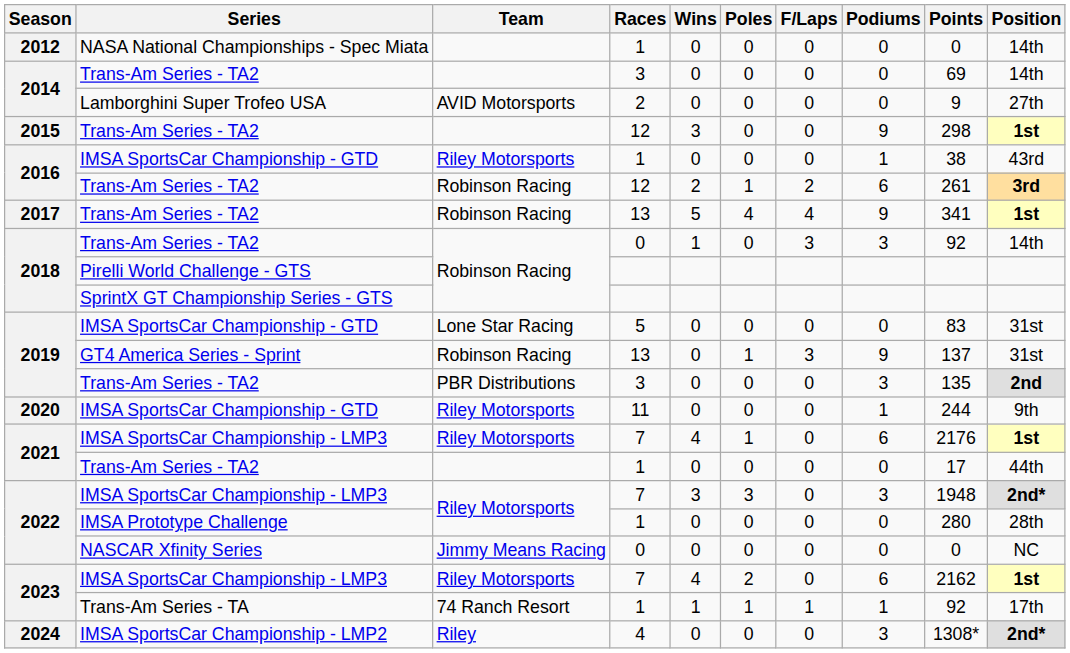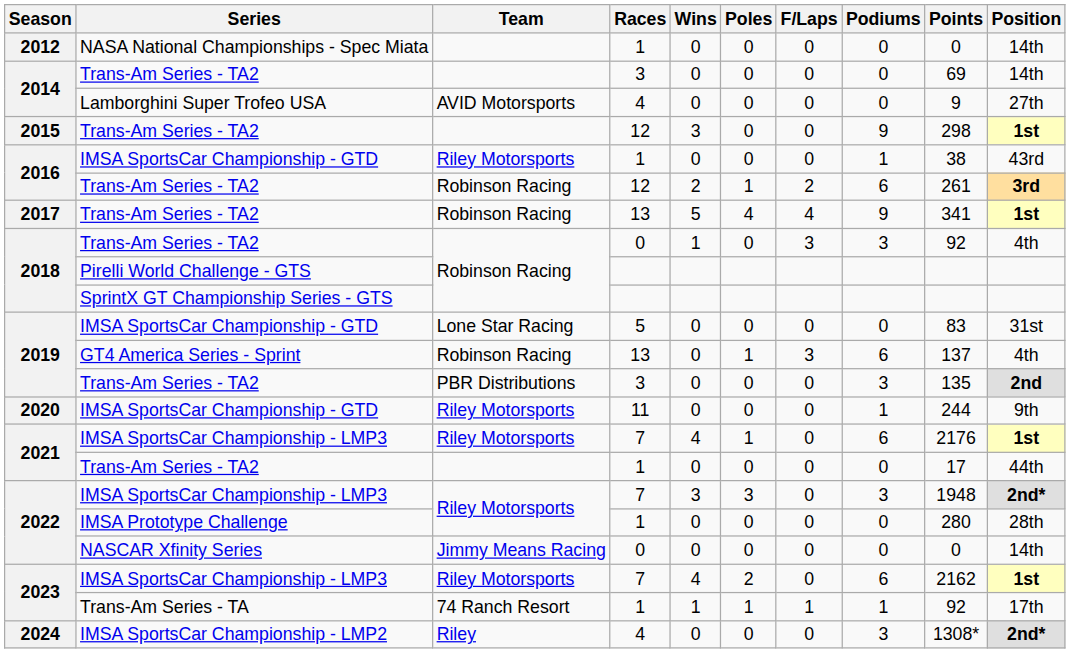(640, 103) 2 -> (640, 103) 4
(1026, 243) 14th -> (1026, 243) 4th
(883, 355) 9 -> (883, 355) 6
(1026, 355) 31st -> (1026, 355) 4th
(1026, 551) NC -> (1026, 551) 14th
